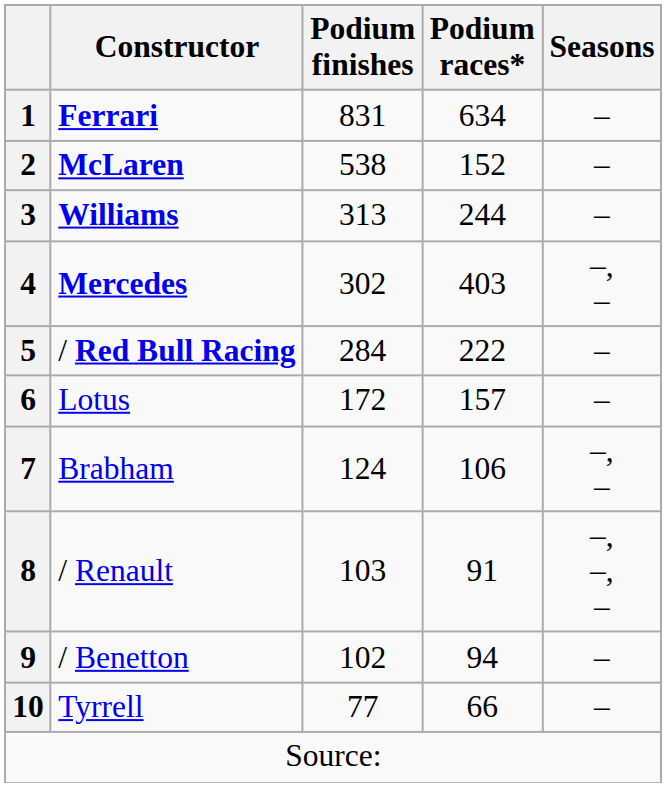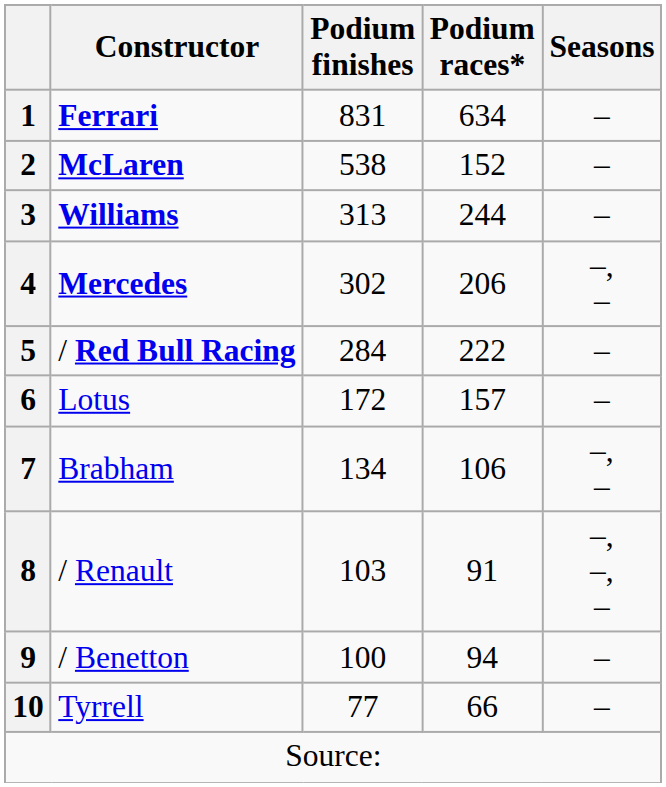(482, 282) 403 -> (482, 282) 206
(363, 468) 124 -> (363, 468) 134
(363, 656) 102 -> (363, 656) 100
